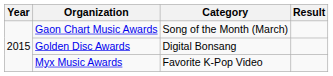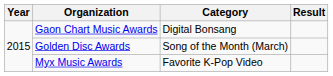(225, 29) Song of the Month (March) -> (199, 29) Digital Bonsang
(199, 46) Digital Bonsang -> (225, 46) Song of the Month (March)
